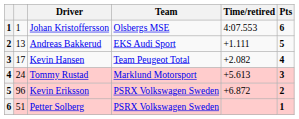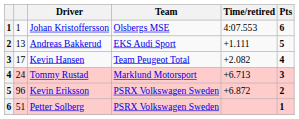(237, 75) +5.613 -> (237, 75) +6.713
